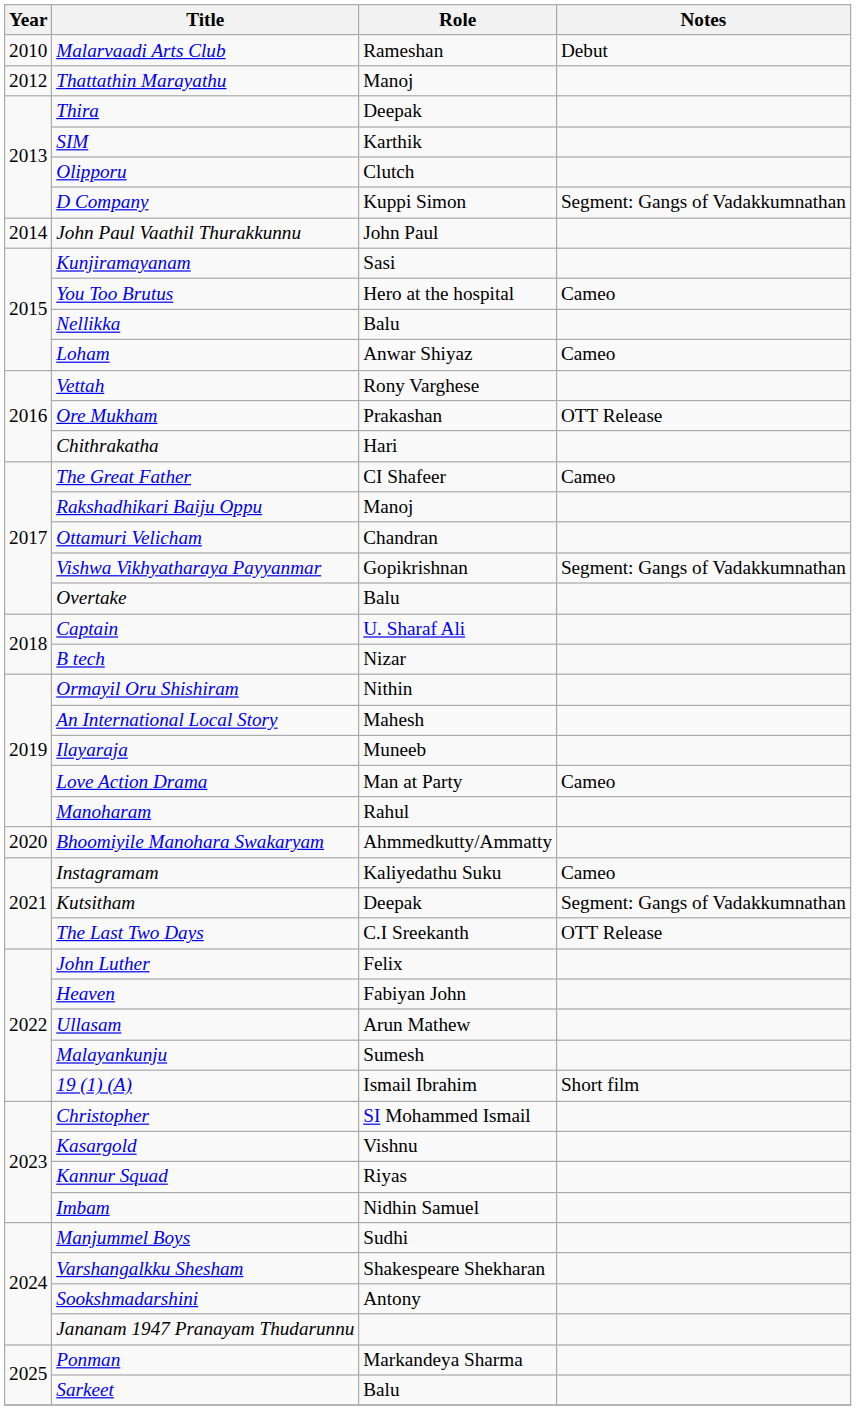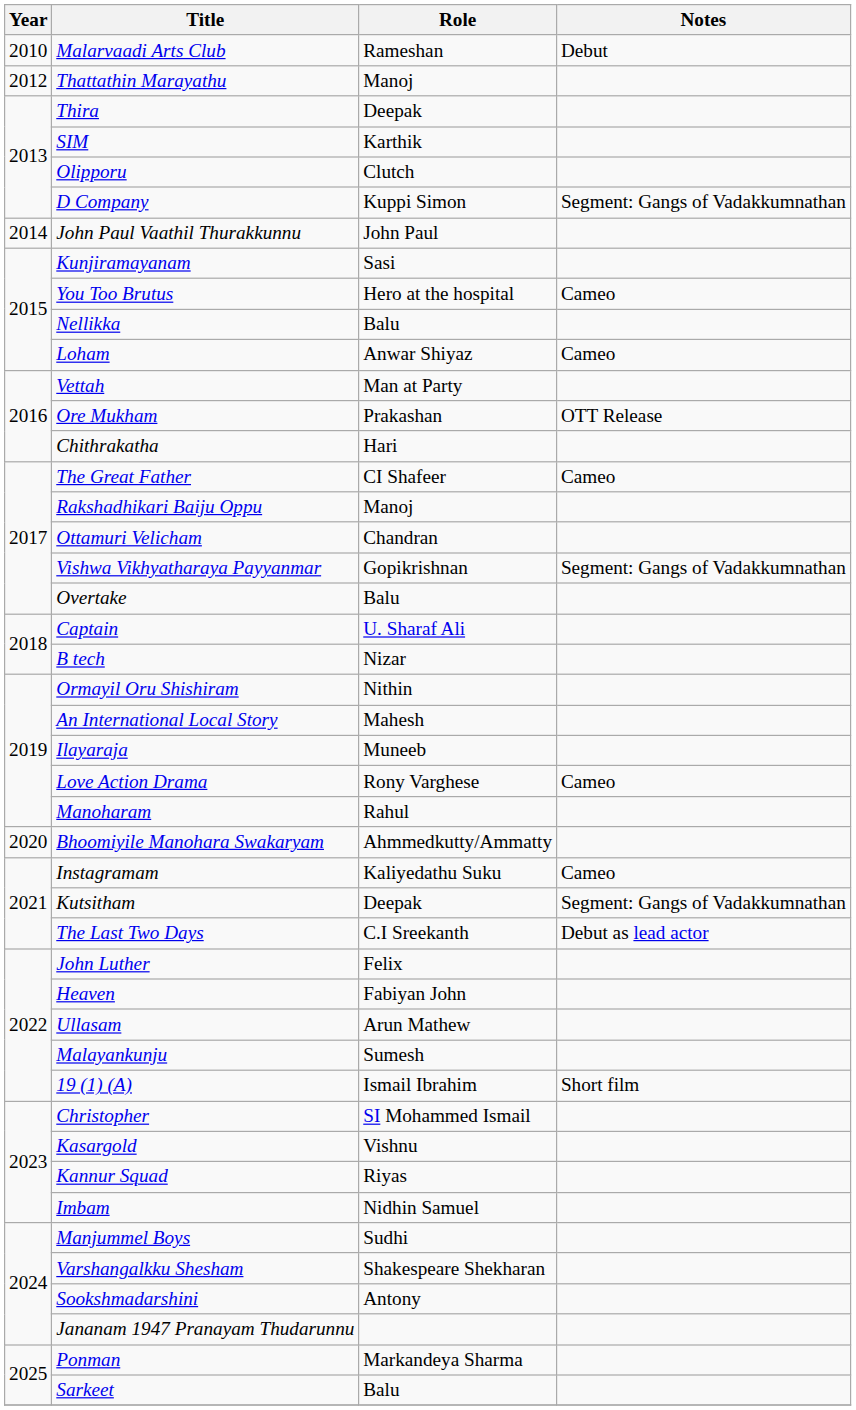(421, 385) Rony Varghese -> (413, 385) Man at Party
(413, 780) Man at Party -> (421, 780) Rony Varghese
(612, 933) OTT Release -> (635, 933) Debut as lead actor
